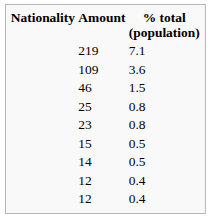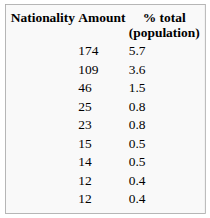- row: (88, 51)
+ row: (88, 51)
